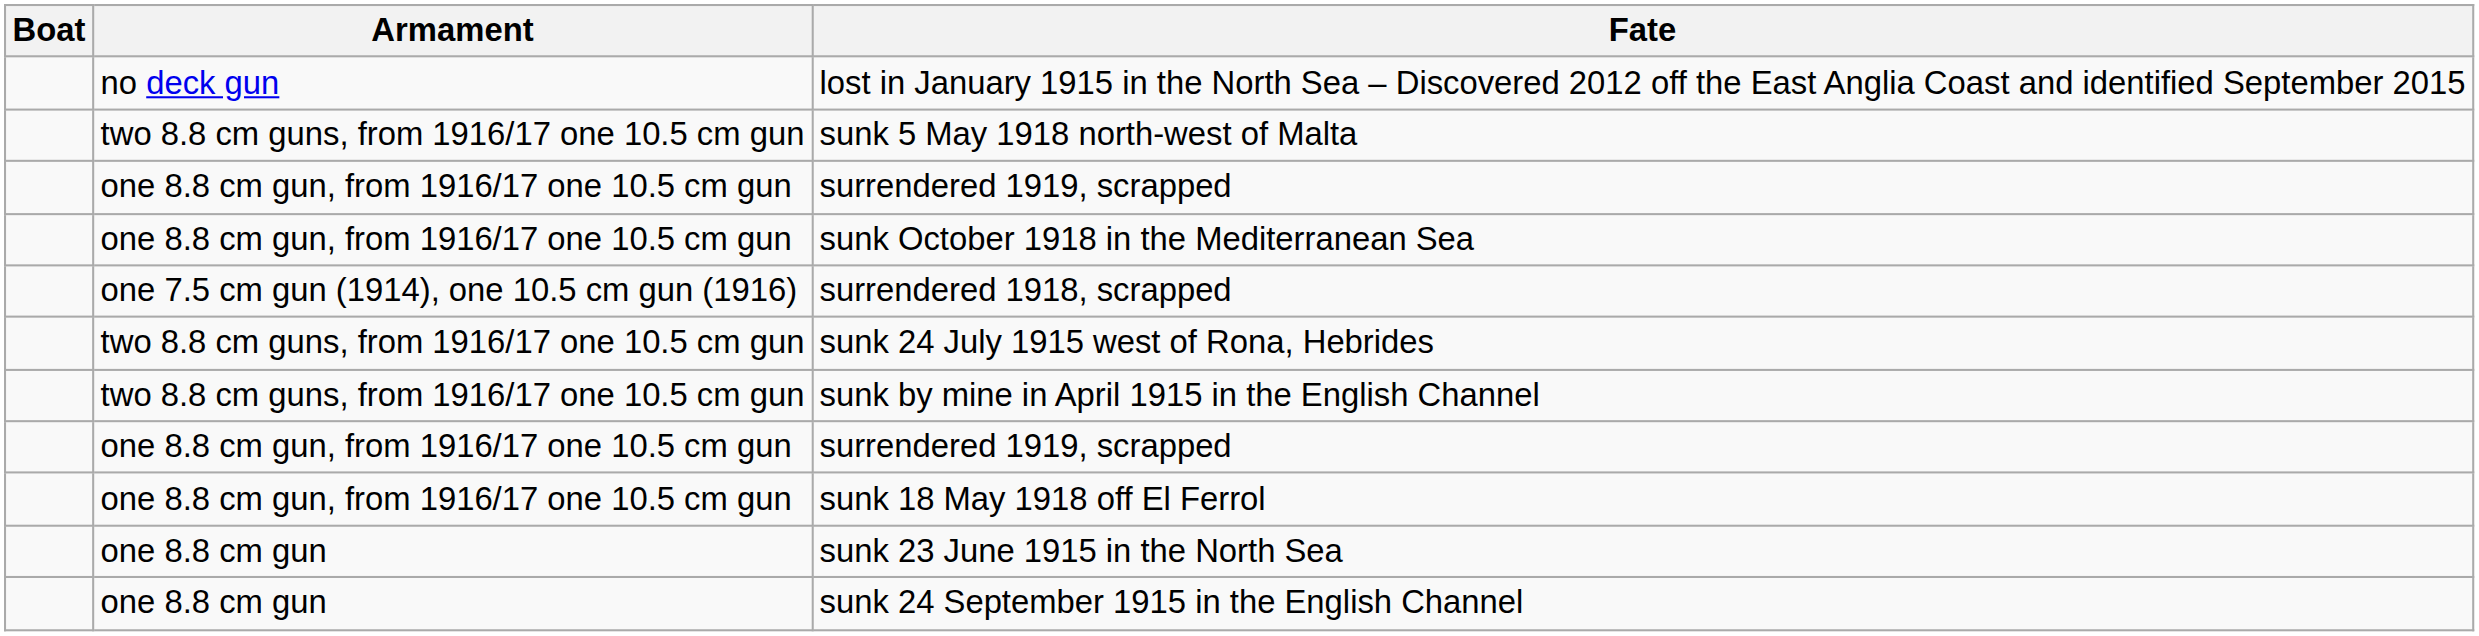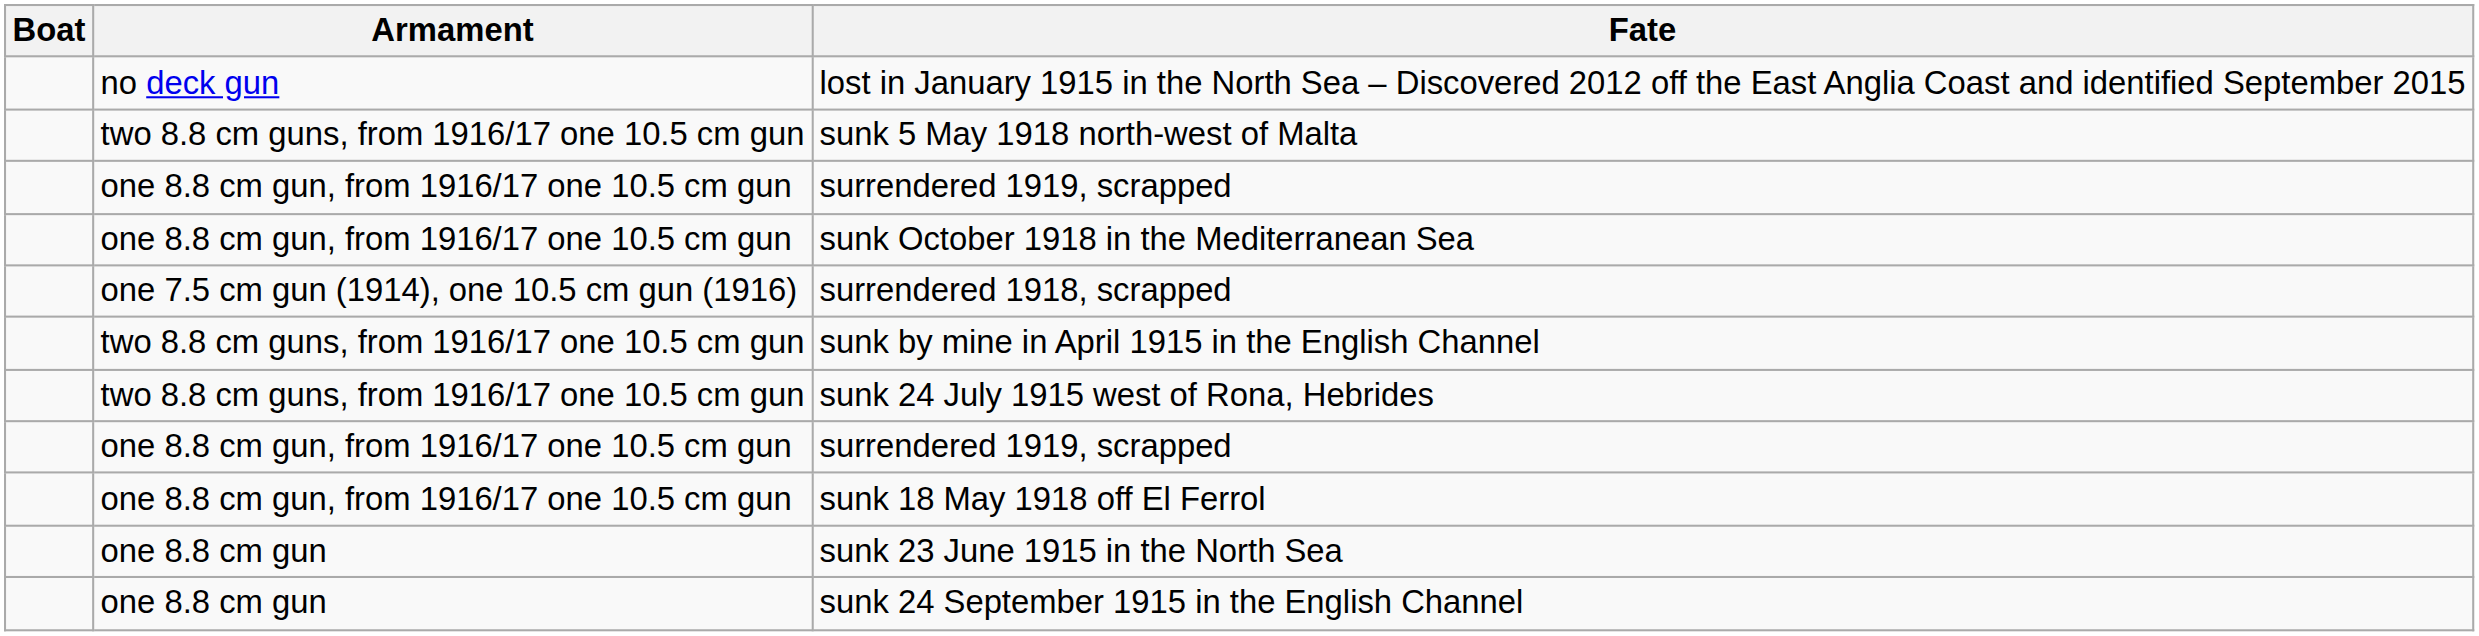rows swapped: (453, 342) <-> (453, 394)
